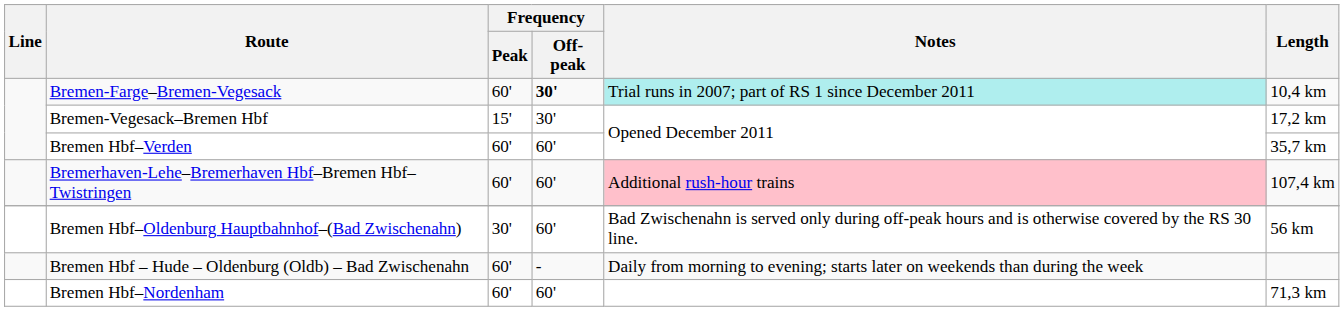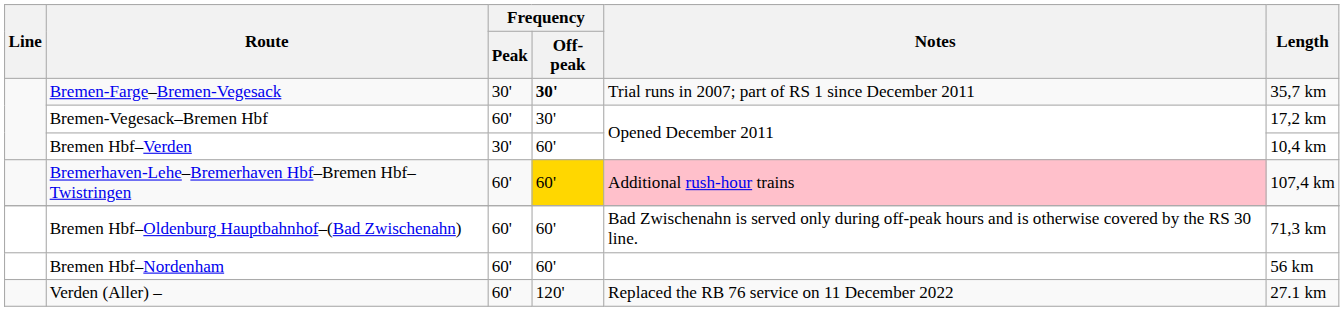(502, 91) 60' -> (502, 91) 30'
(791, 91) paleturquoise background -> (791, 91) no background
(1298, 91) 10,4 km -> (1298, 91) 35,7 km
(502, 118) 15' -> (502, 118) 60'
(502, 145) 60' -> (502, 145) 30'
(1298, 145) 35,7 km -> (1298, 145) 10,4 km
(546, 182) no background -> (546, 182) gold background
(502, 229) 30' -> (502, 229) 60'
(1292, 229) 56 km -> (1298, 229) 71,3 km
- row: (259, 265)
(1298, 293) 71,3 km -> (1292, 265) 56 km
+ row: (106, 293)
